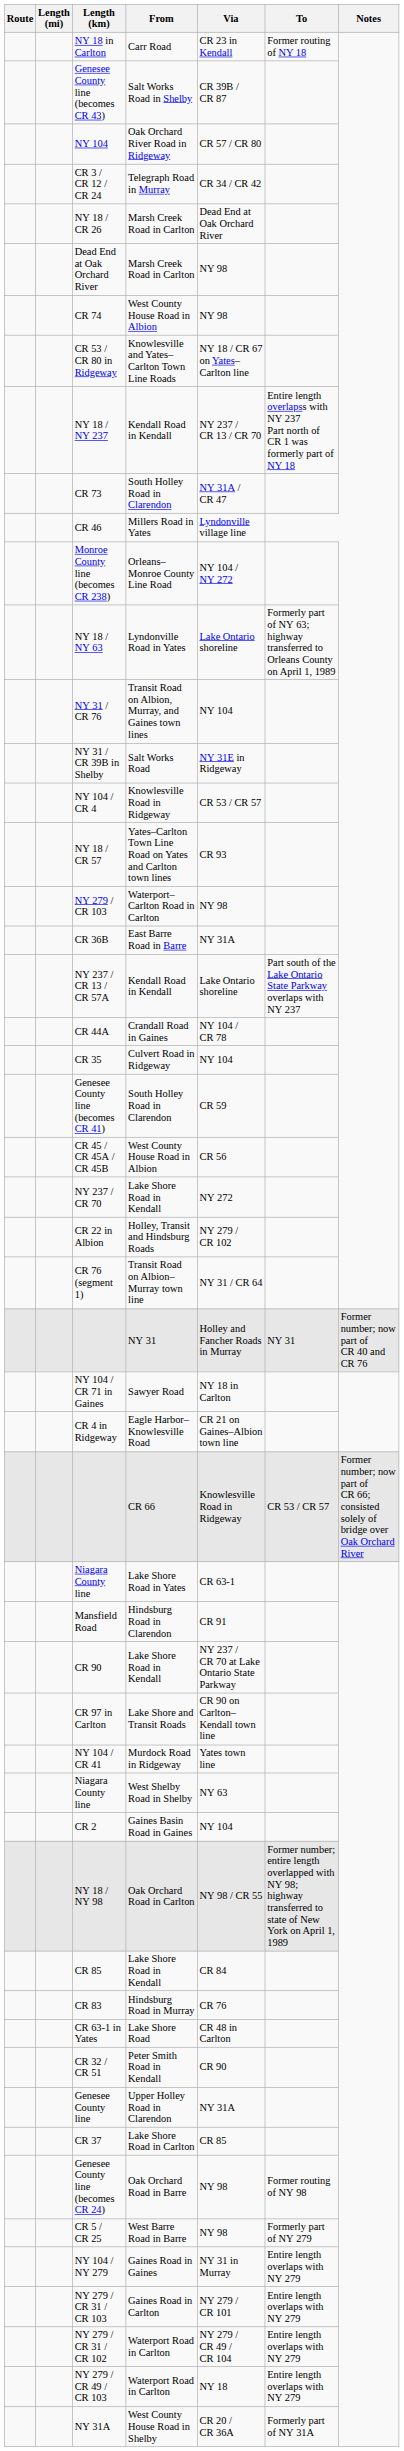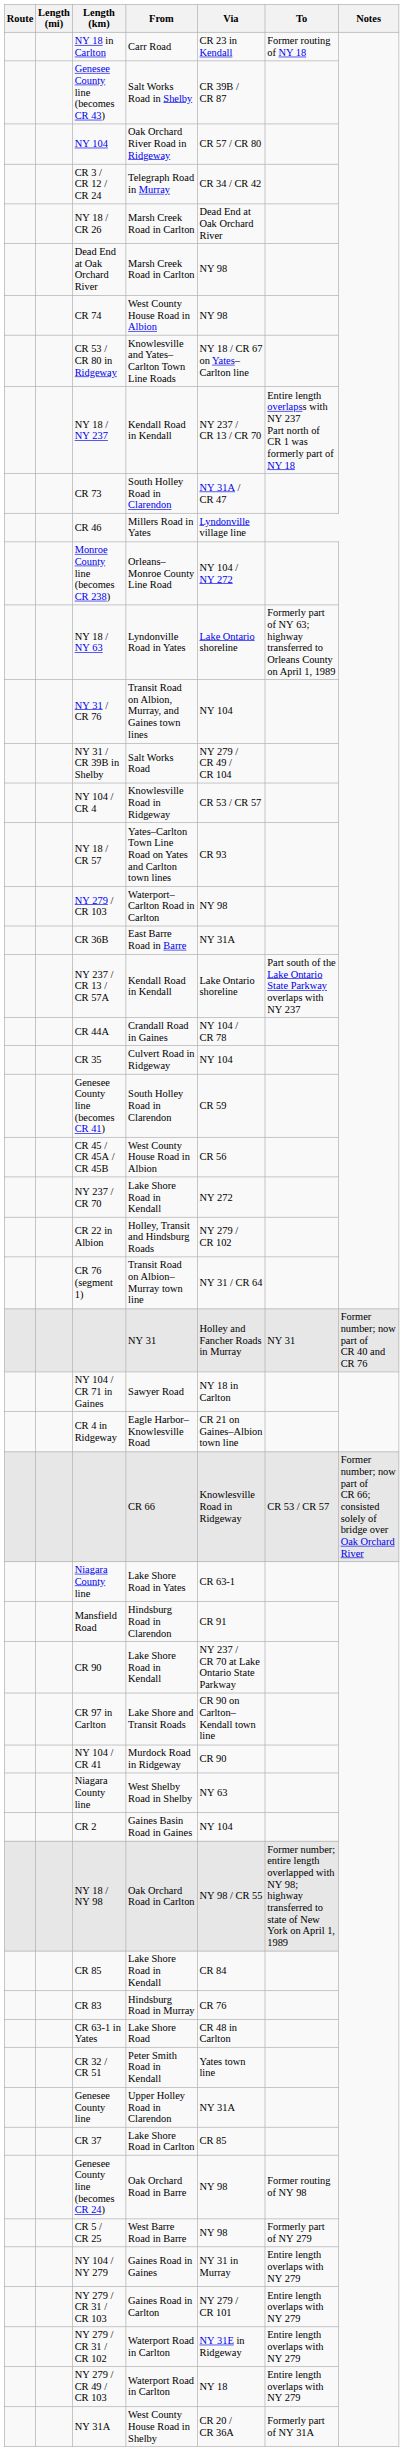(222, 763) NY 31E in Ridgeway -> (219, 763) NY 279 / CR 49 / CR 104
(222, 1758) Yates town line -> (213, 1758) CR 90
(213, 2067) CR 90 -> (222, 2067) Yates town line
(219, 2346) NY 279 / CR 49 / CR 104 -> (222, 2346) NY 31E in Ridgeway
